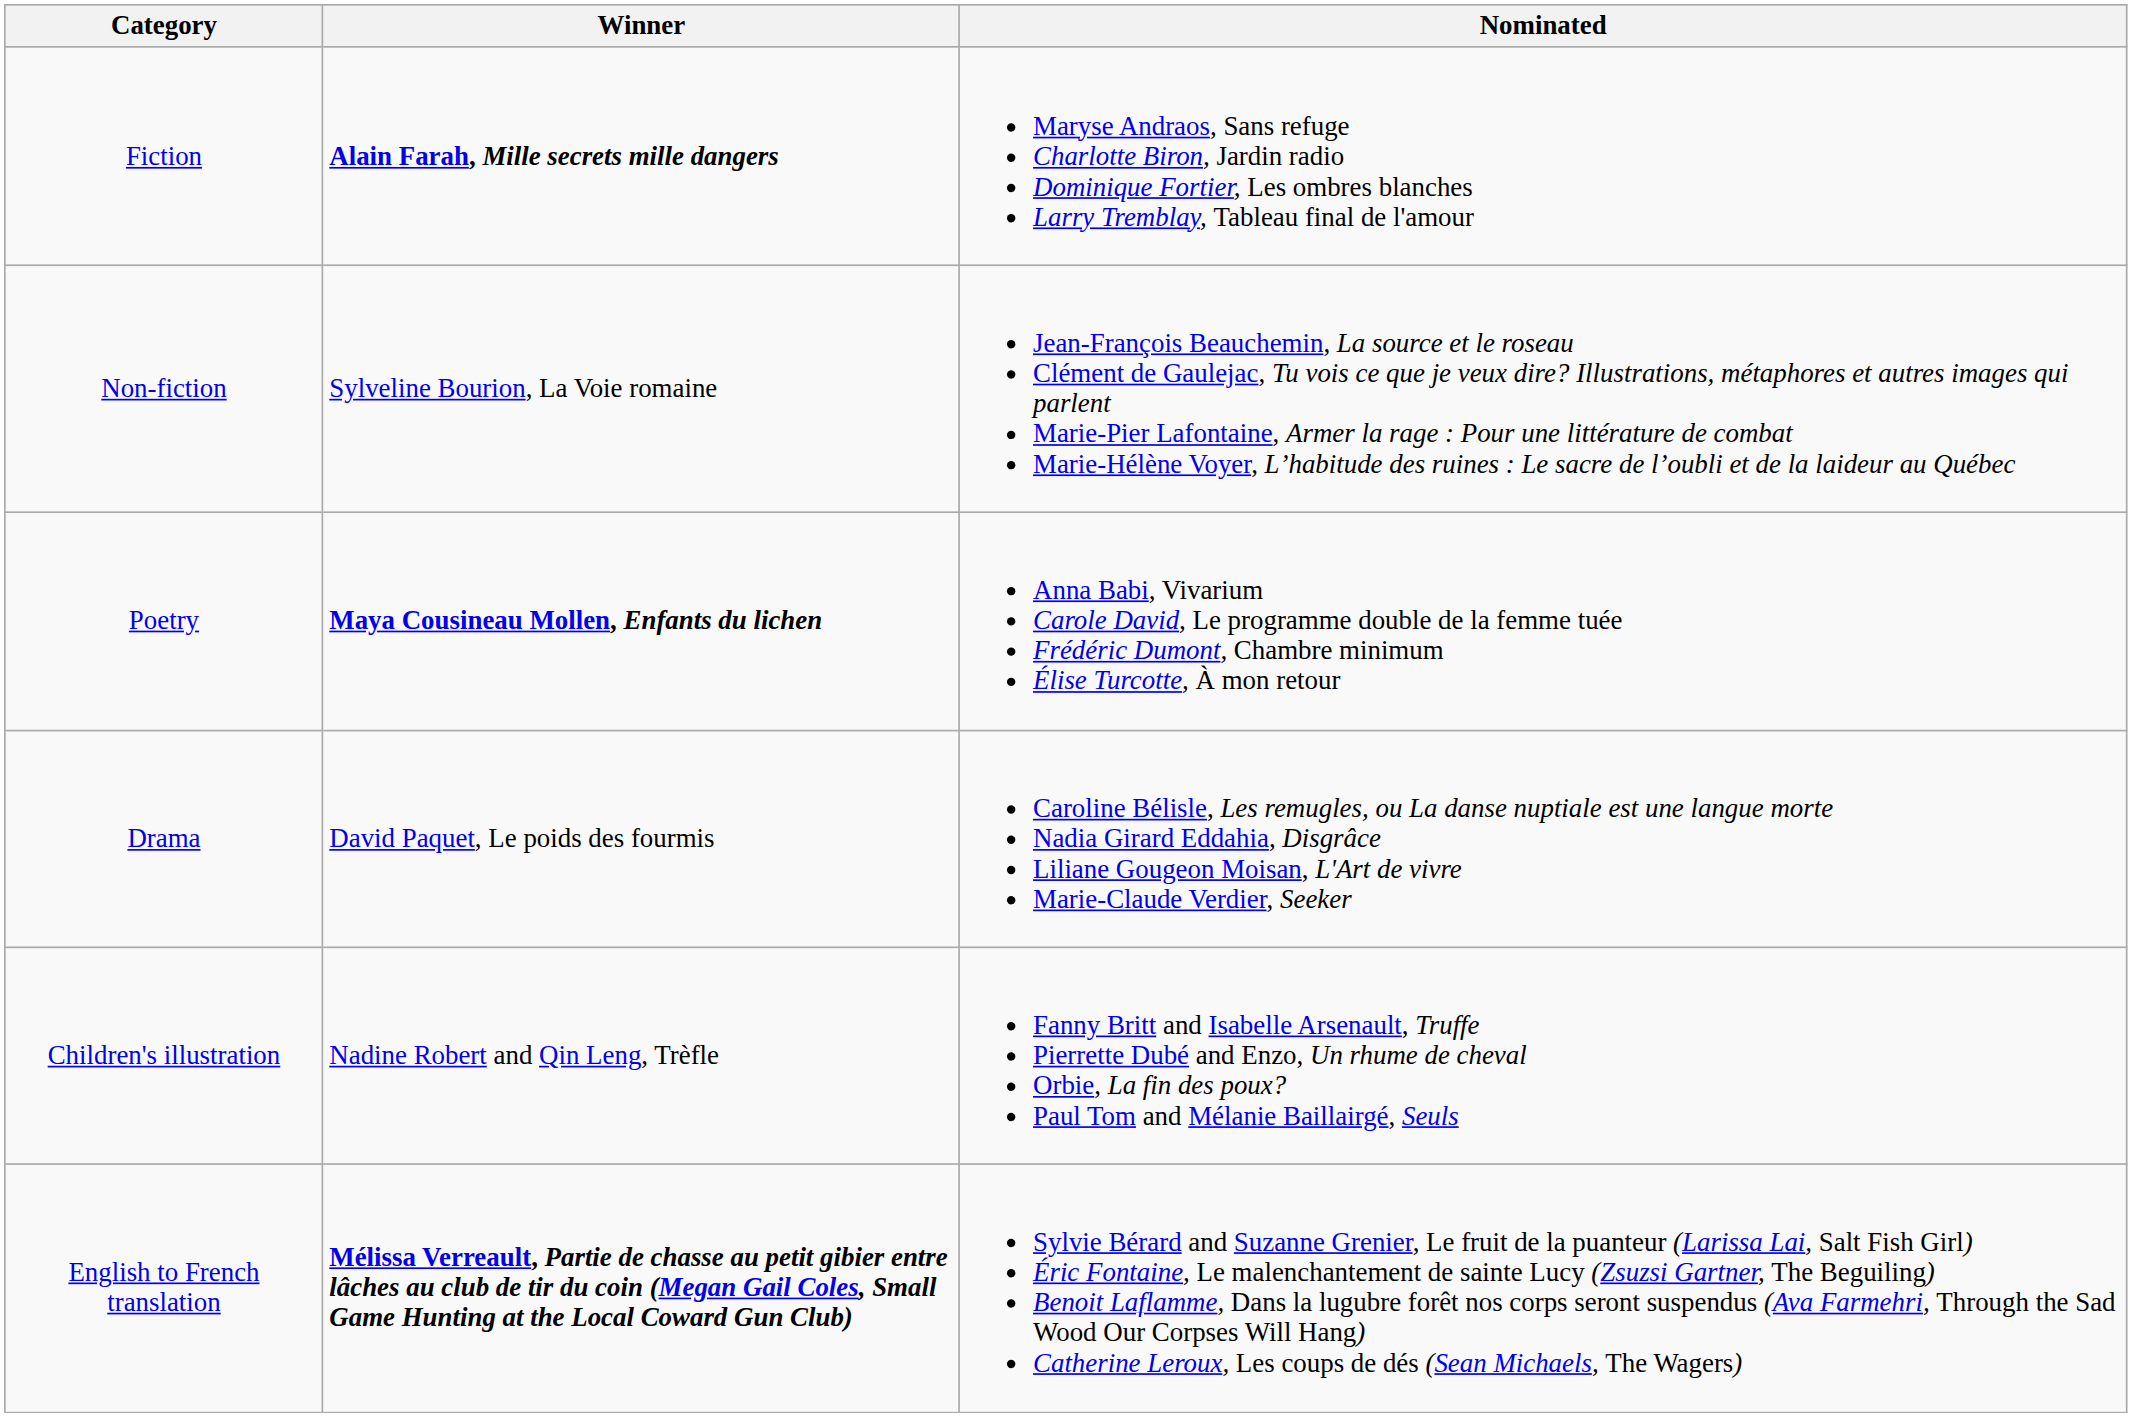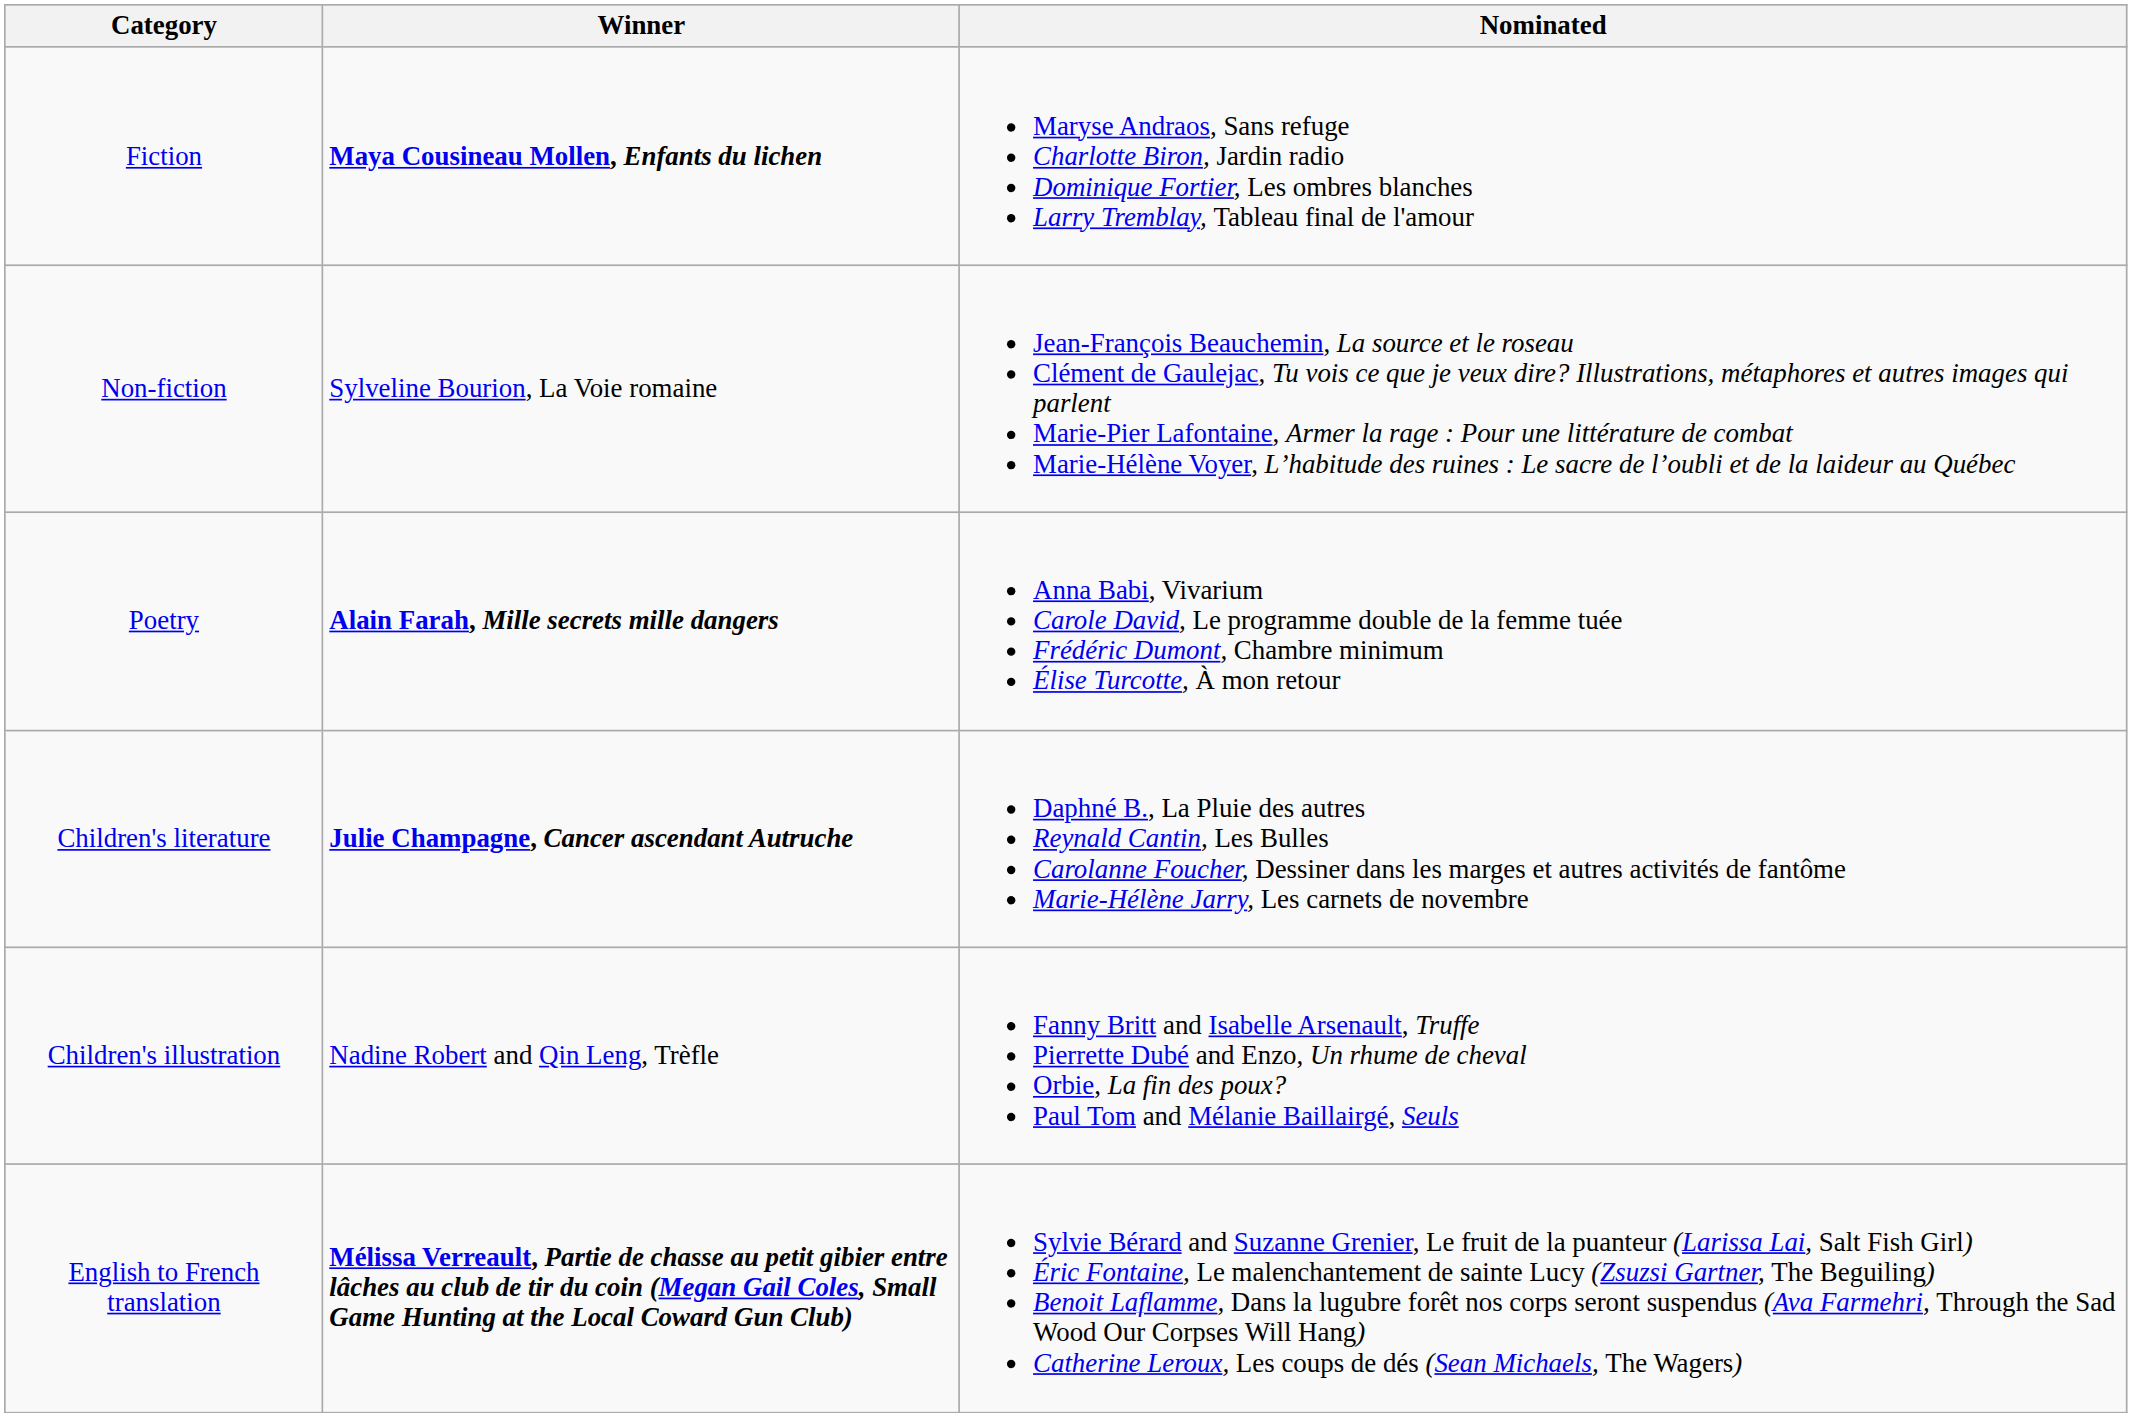(554, 155) Alain Farah, Mille secrets mille dangers -> (576, 155) Maya Cousineau Mollen, Enfants du lichen
(576, 620) Maya Cousineau Mollen, Enfants du lichen -> (554, 620) Alain Farah, Mille secrets mille dangers
- row: (164, 838)
+ row: (164, 838)
